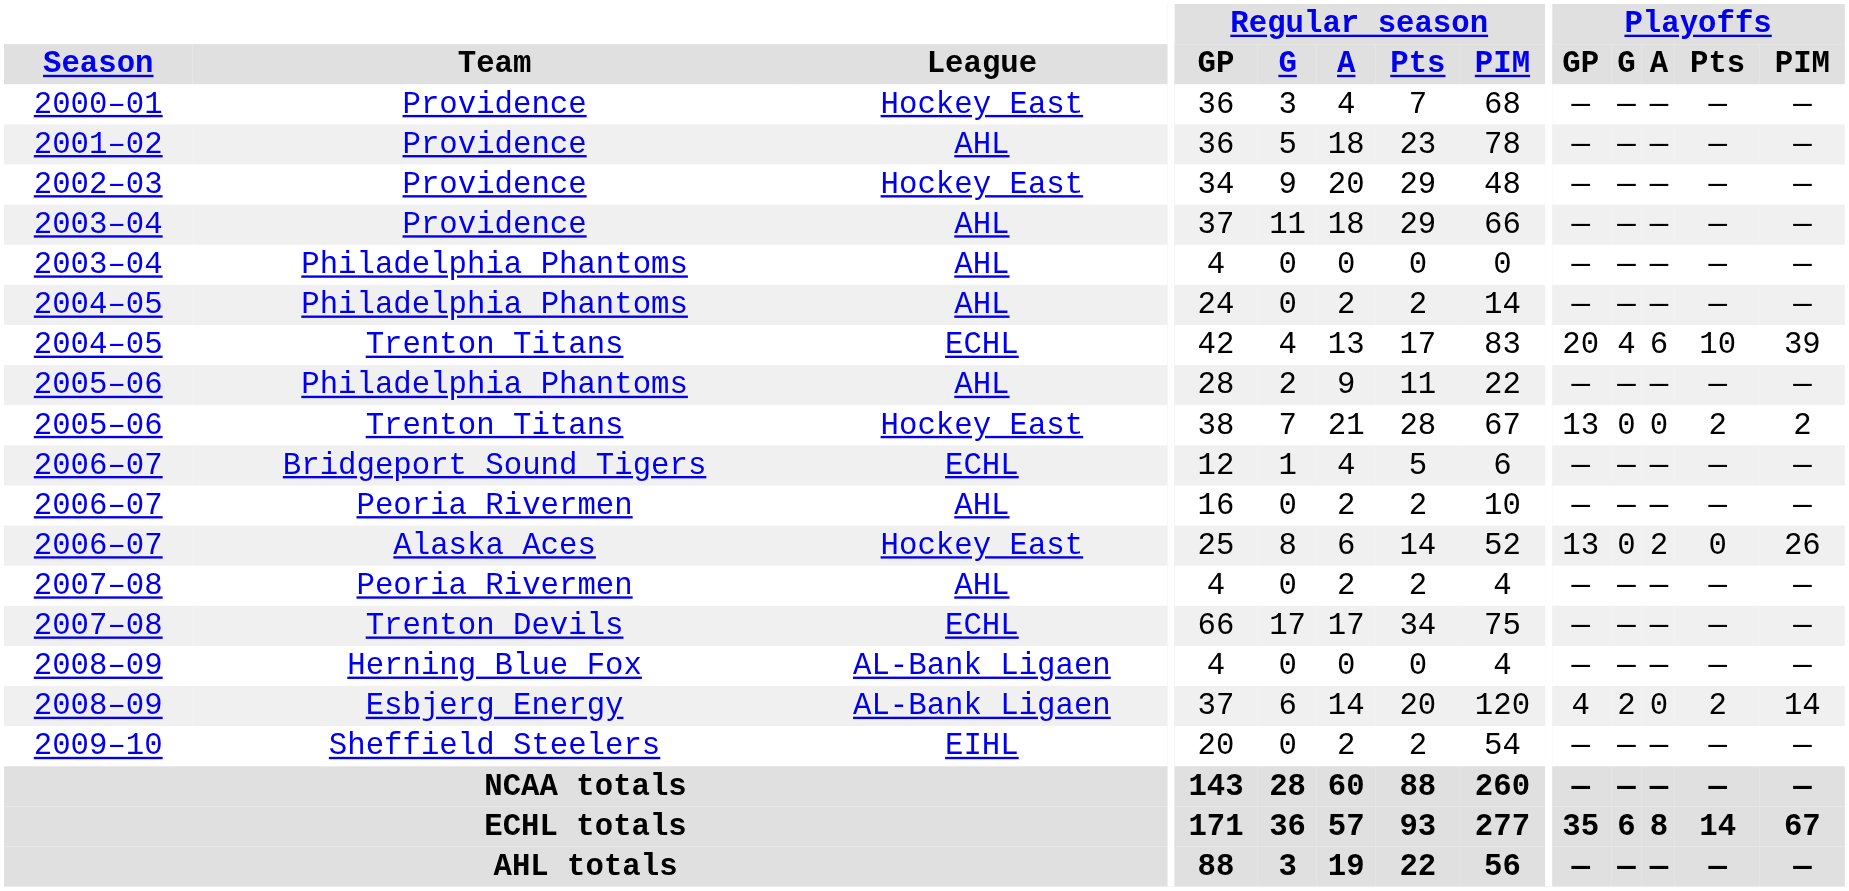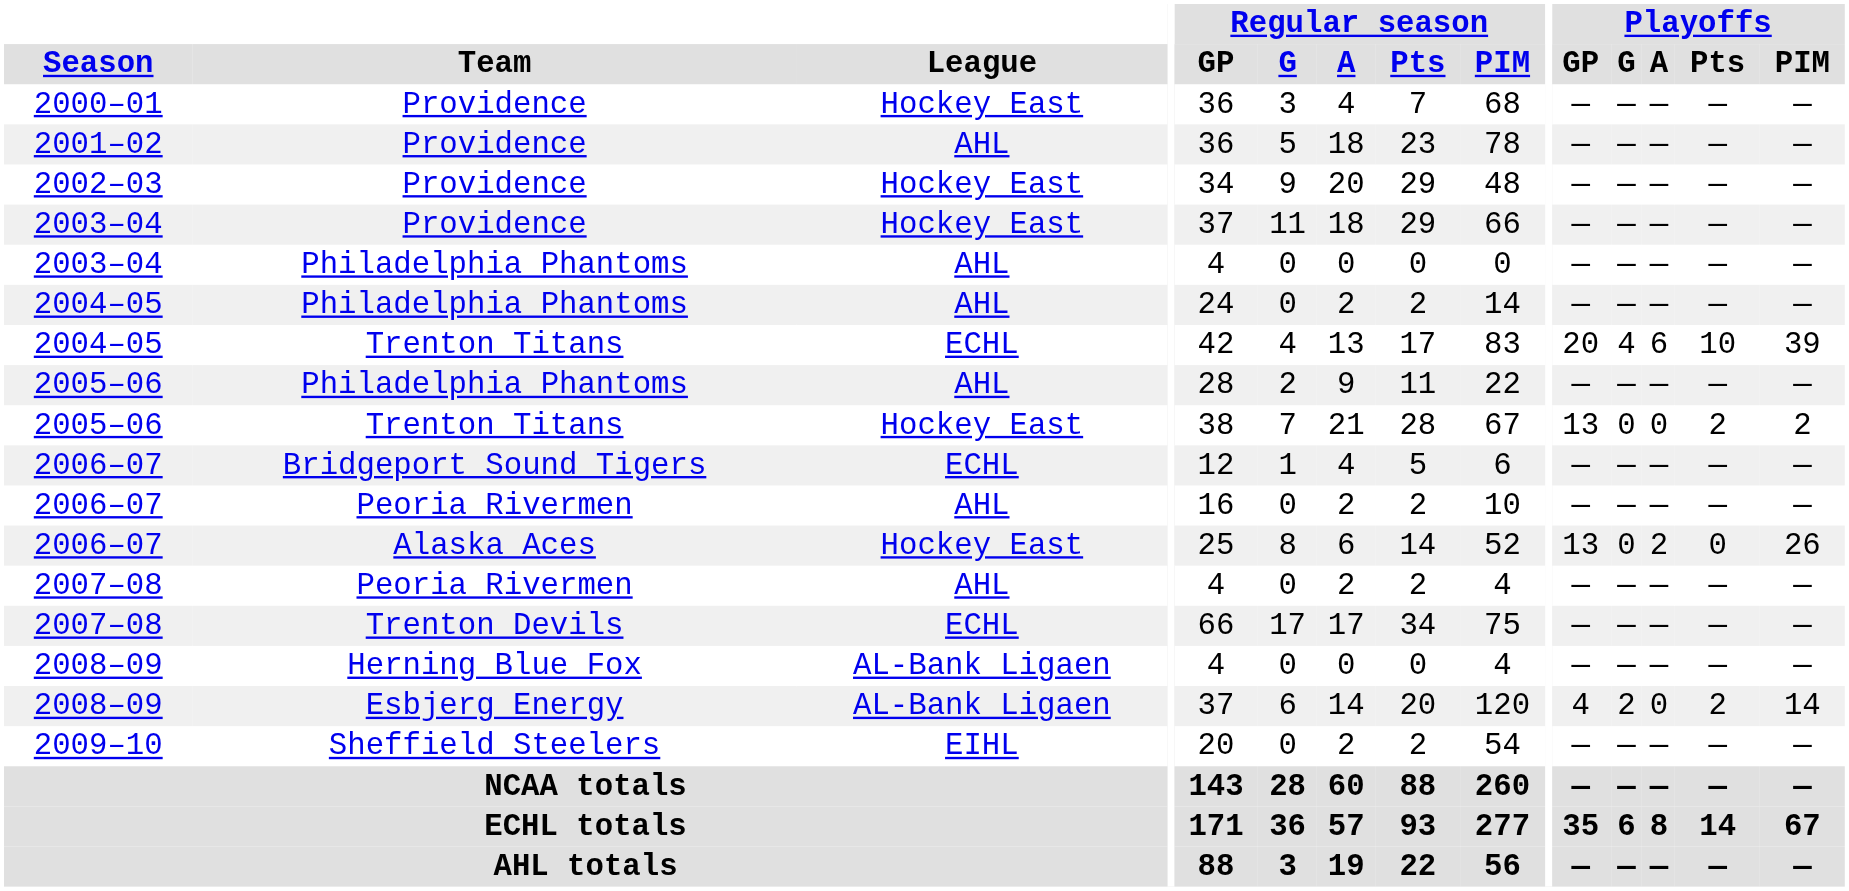(982, 225) AHL -> (982, 225) Hockey East
